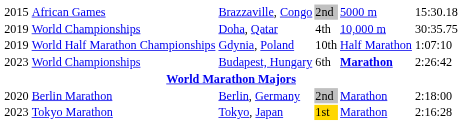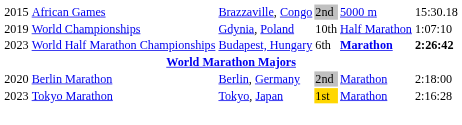- row: (248, 28)
(124, 45) World Half Marathon Championships -> (86, 28) World Championships
(86, 62) World Championships -> (124, 45) World Half Marathon Championships
(434, 62) normal -> (434, 45) bold
